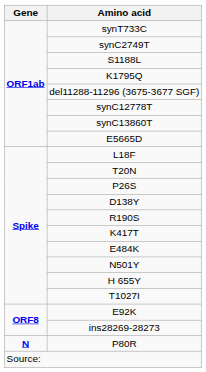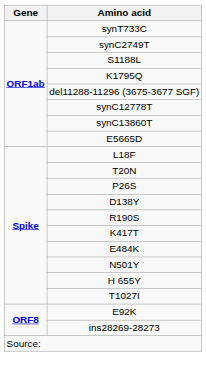- row: (124, 343)
